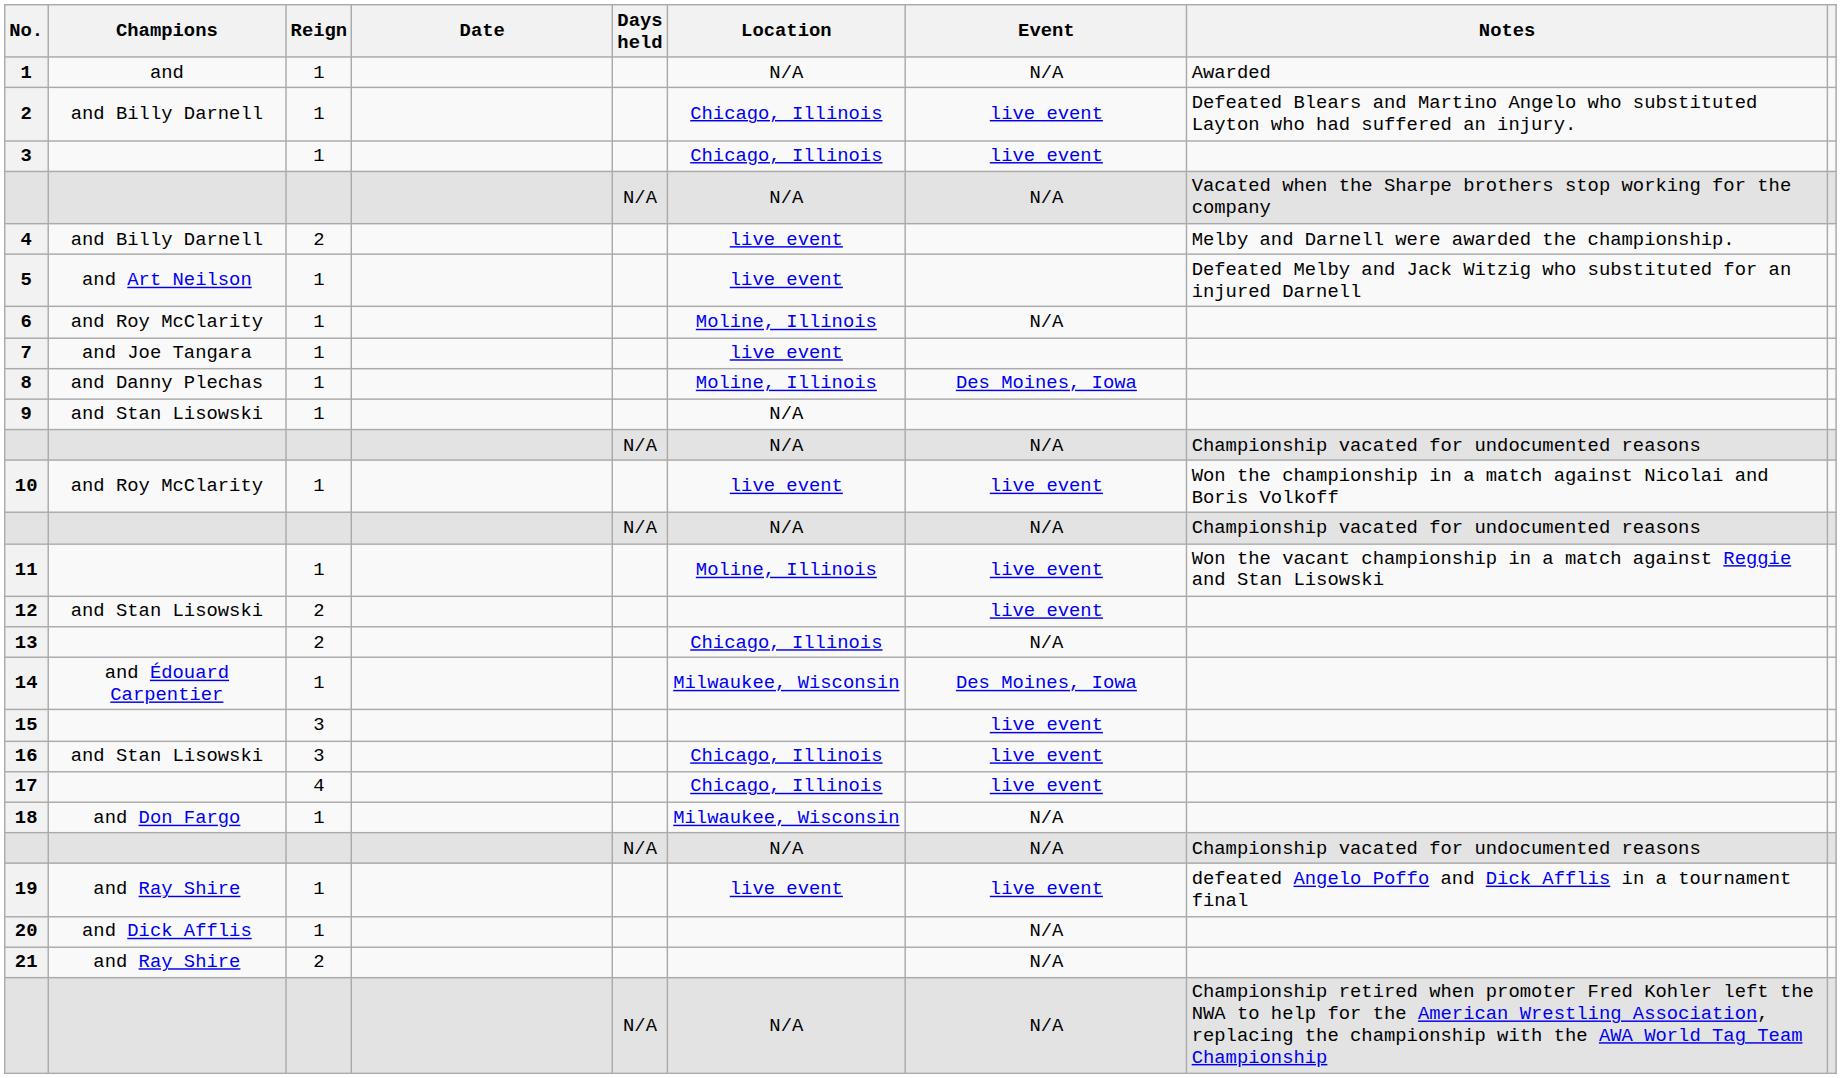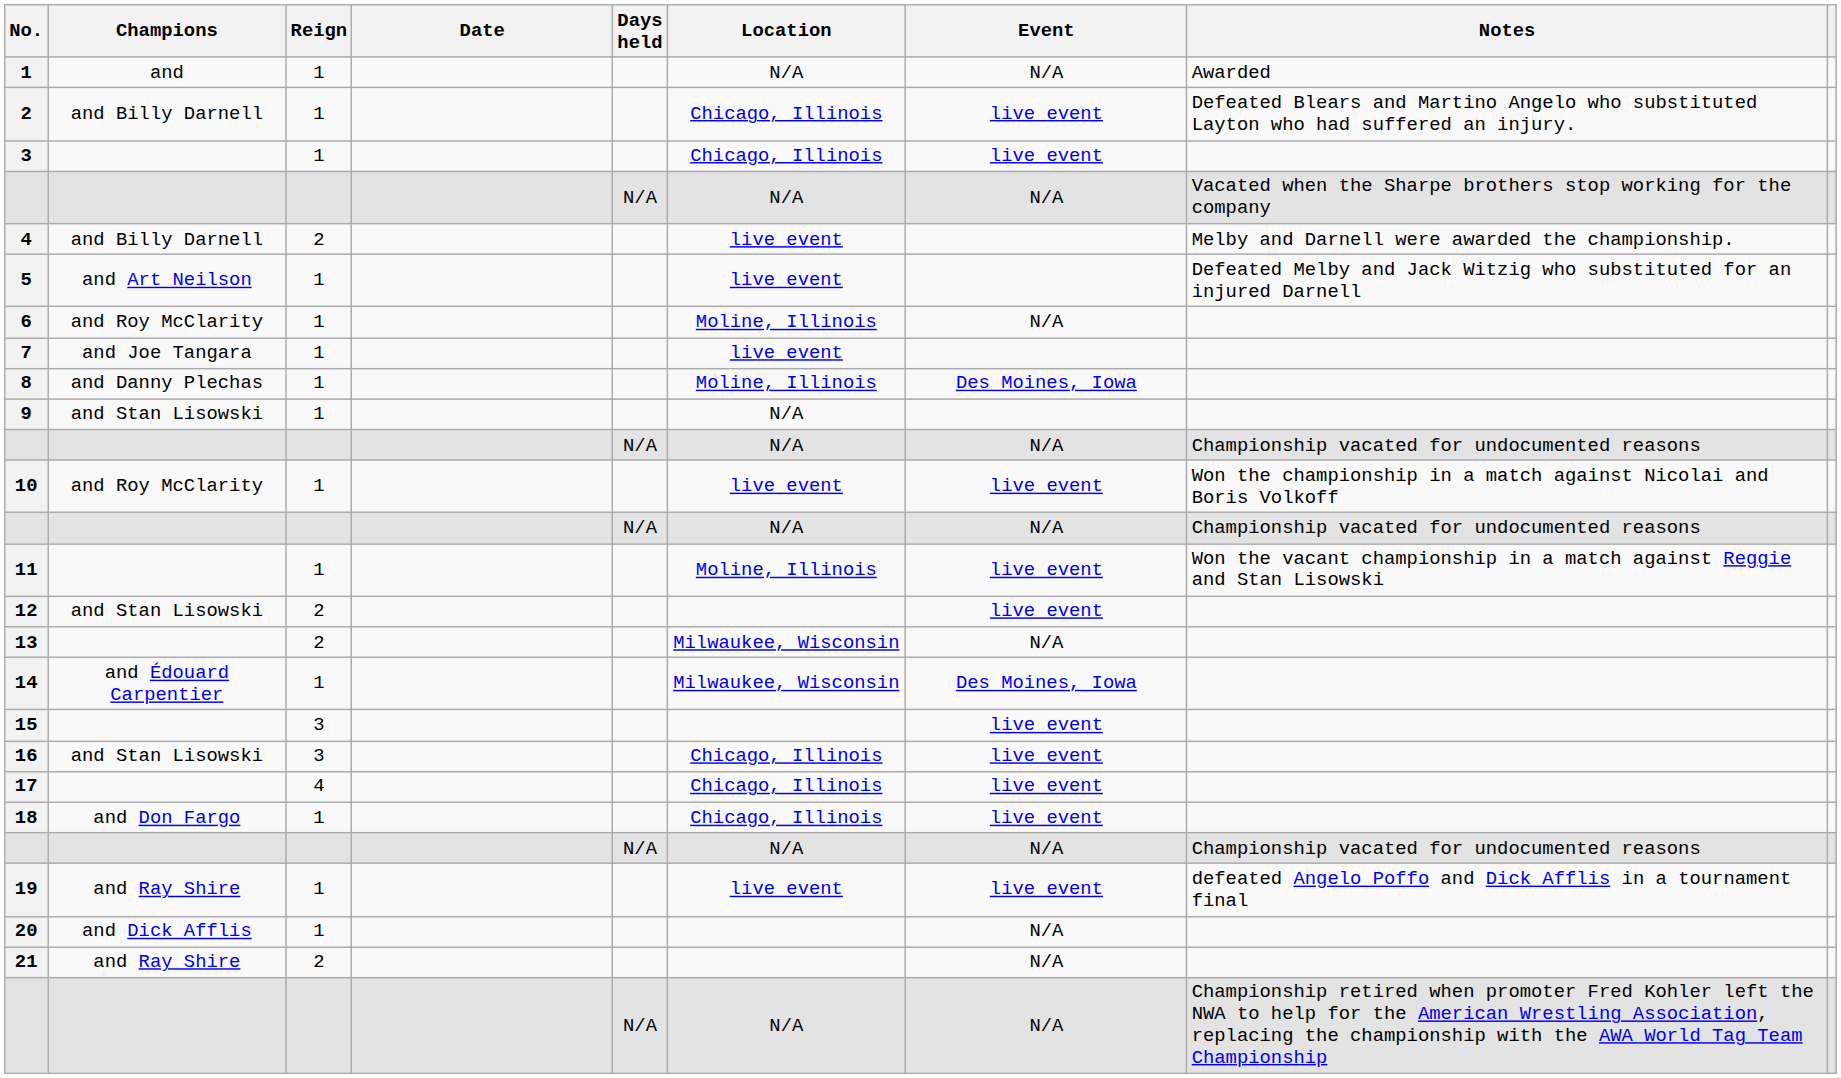(786, 642) Chicago, Illinois -> (786, 642) Milwaukee, Wisconsin
(786, 817) Milwaukee, Wisconsin -> (786, 817) Chicago, Illinois
(1046, 817) N/A -> (1046, 817) live event
